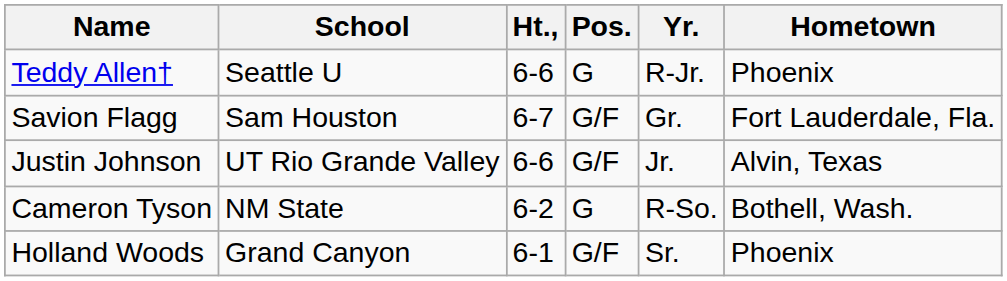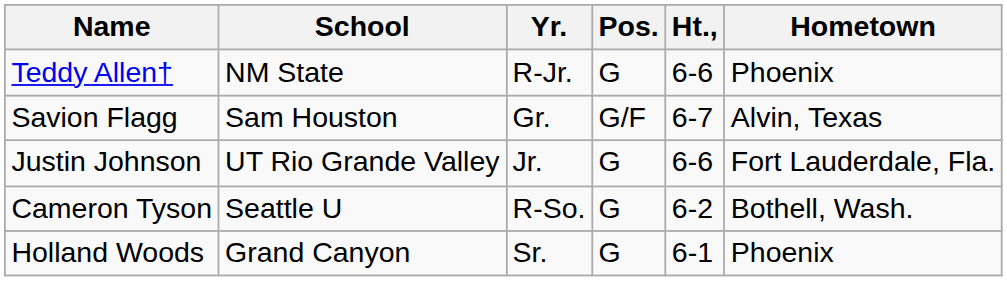columns swapped: (681, 27) <-> (536, 27)
(284, 72) Seattle U -> (284, 72) NM State
(863, 117) Fort Lauderdale, Fla. -> (807, 117) Alvin, Texas
(595, 162) G/F -> (610, 162) G
(807, 162) Alvin, Texas -> (863, 162) Fort Lauderdale, Fla.
(284, 207) NM State -> (284, 207) Seattle U
(595, 252) G/F -> (610, 252) G
